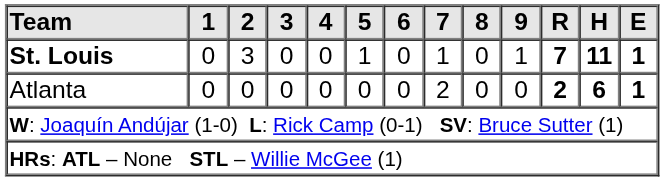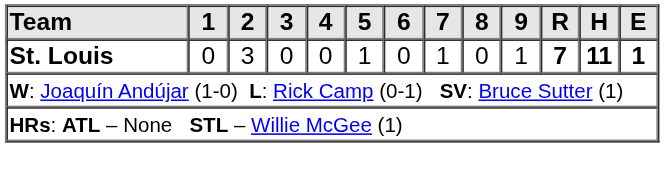- row: (48, 89)
